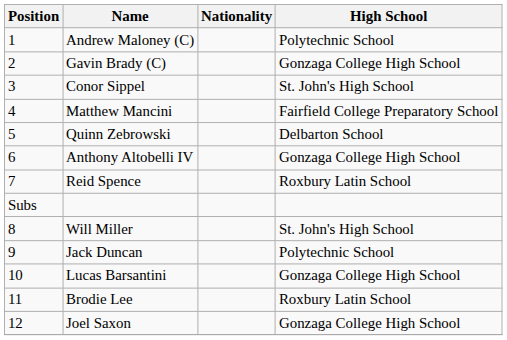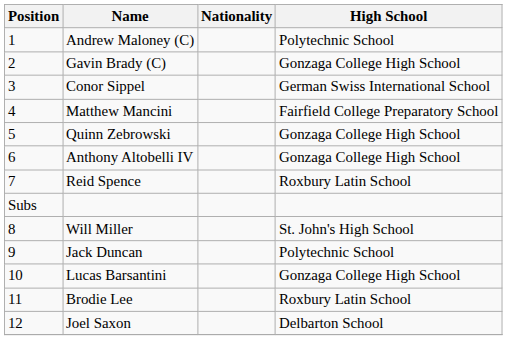(346, 87) St. John's High School -> (385, 87) German Swiss International School
(331, 134) Delbarton School -> (370, 134) Gonzaga College High School
(370, 323) Gonzaga College High School -> (331, 323) Delbarton School
